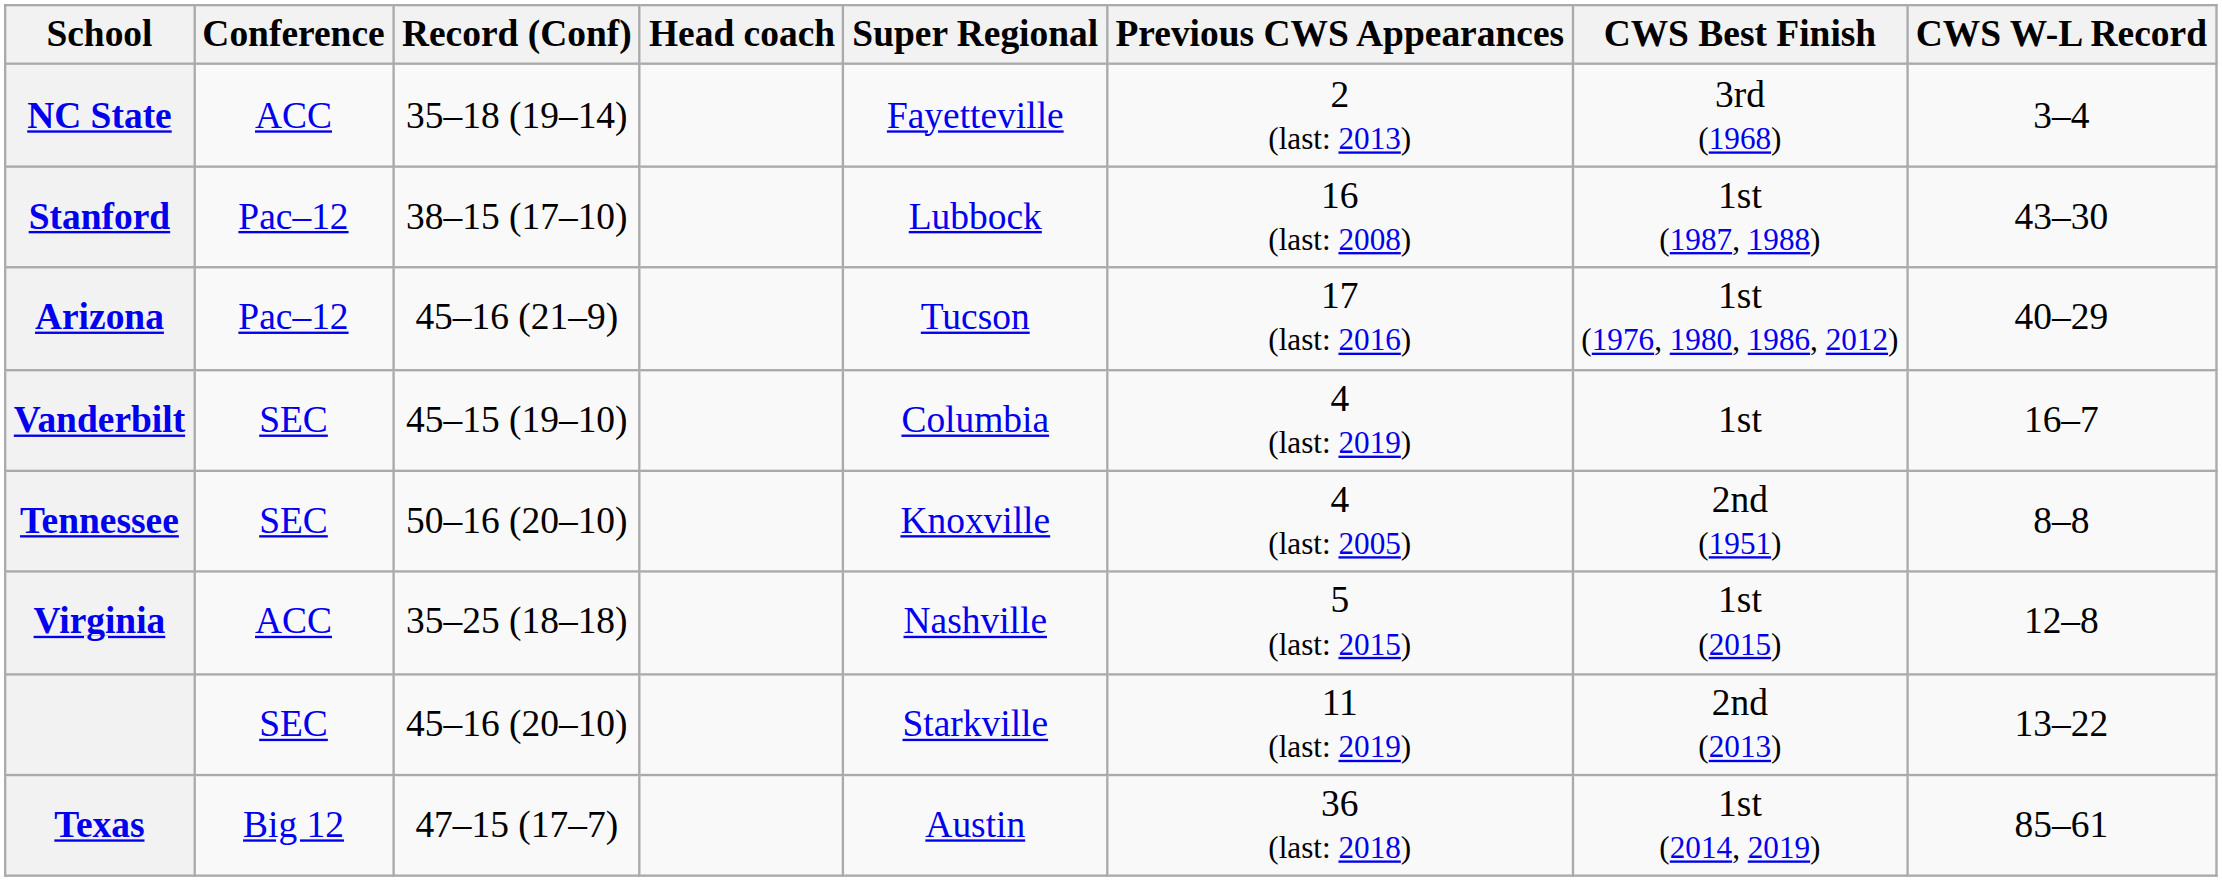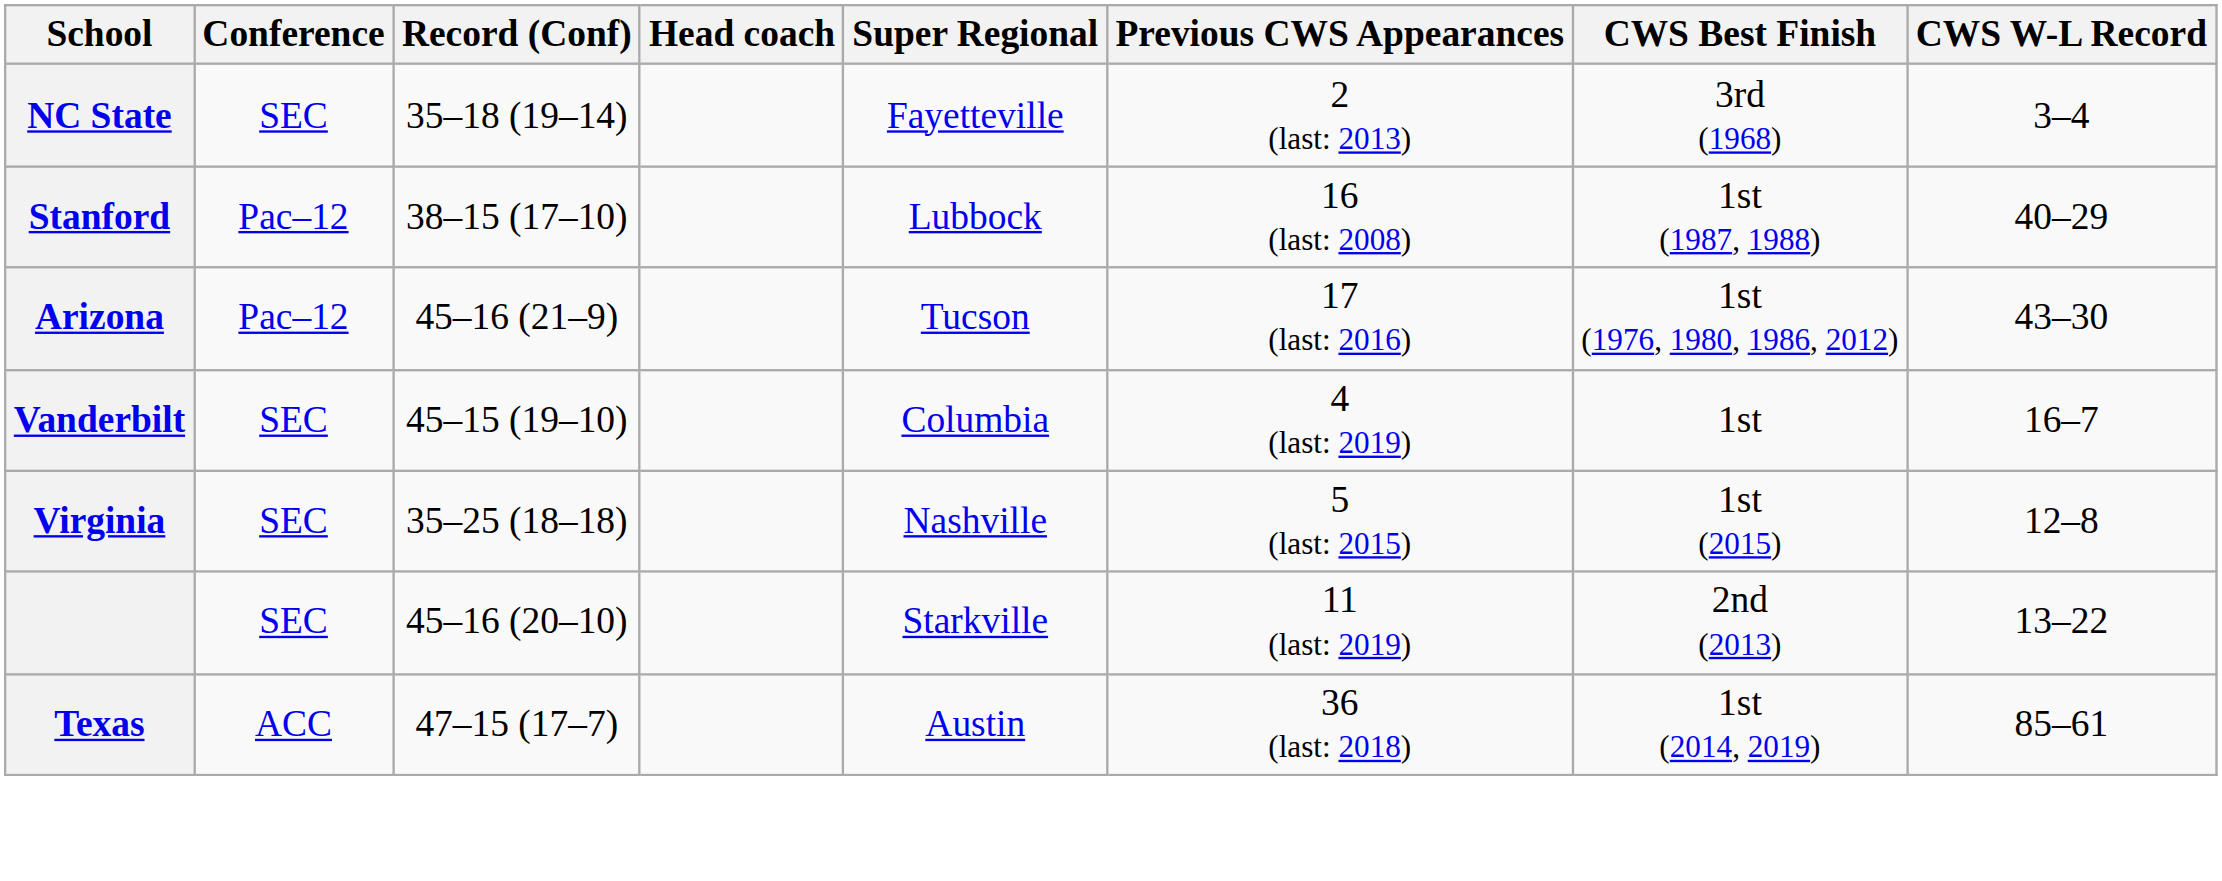(294, 114) ACC -> (294, 114) SEC
(2061, 216) 43–30 -> (2061, 216) 40–29
(2061, 317) 40–29 -> (2061, 317) 43–30
- row: (99, 520)
(294, 622) ACC -> (294, 520) SEC
(294, 825) Big 12 -> (294, 723) ACC
